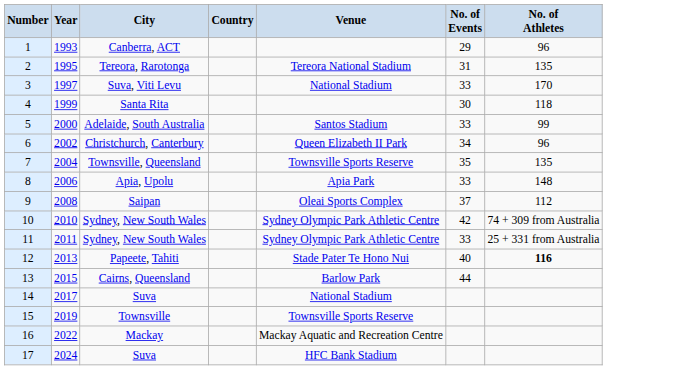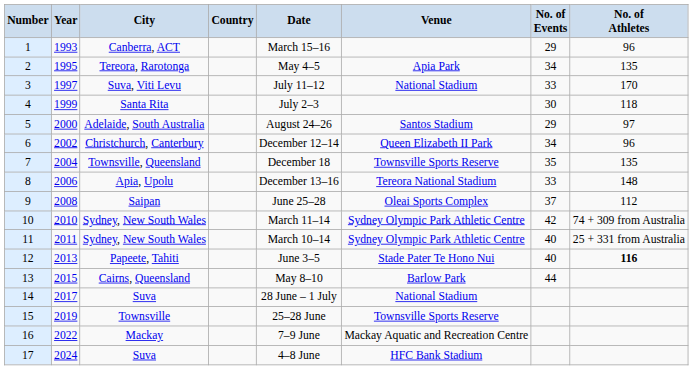+ column: (299, 21)
(351, 66) Tereora National Stadium -> (436, 66) Apia Park
(465, 66) 31 -> (551, 66) 34
(465, 124) 33 -> (551, 124) 29
(543, 124) 99 -> (629, 124) 97
(351, 182) Apia Park -> (436, 182) Tereora National Stadium
(465, 239) 33 -> (551, 239) 40
